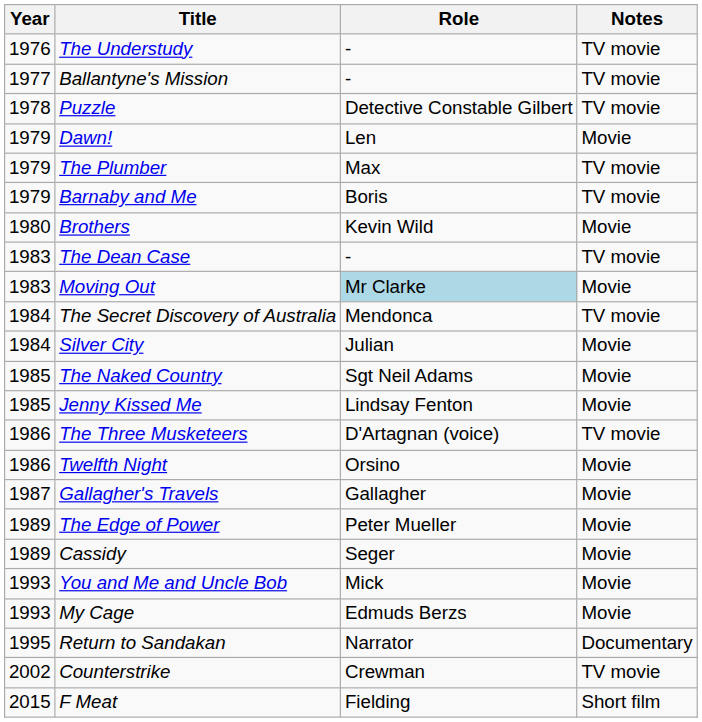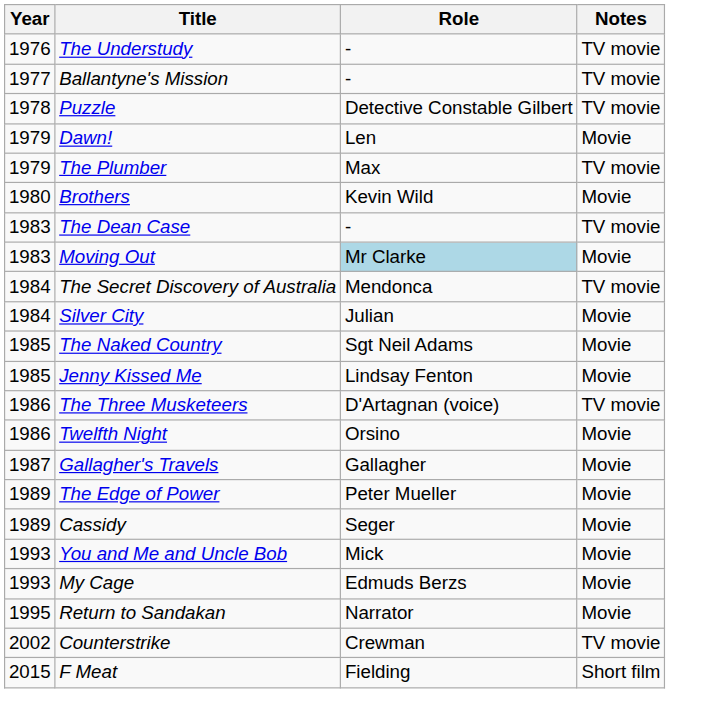- row: (128, 197)
(637, 642) Documentary -> (606, 613) Movie
